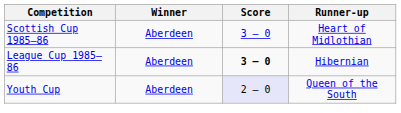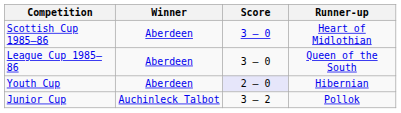(256, 62) bold -> (256, 62) normal
(342, 62) Hibernian -> (342, 62) Queen of the South
(342, 89) Queen of the South -> (342, 84) Hibernian
+ row: (36, 100)
